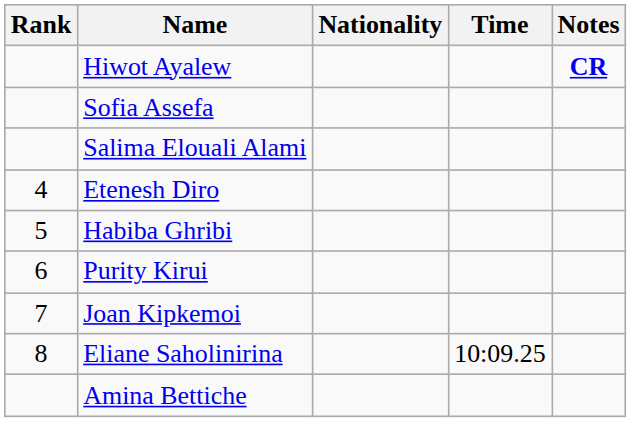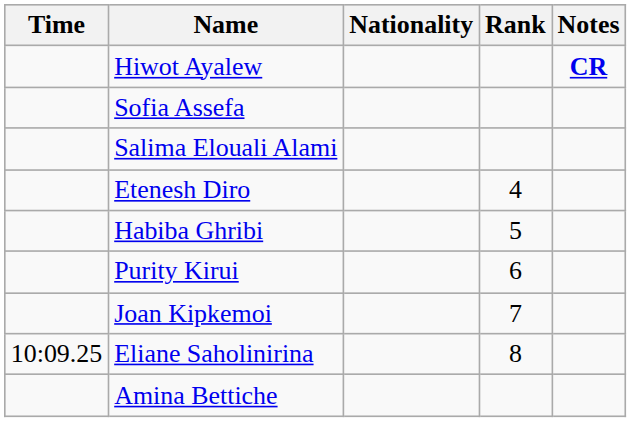columns swapped: (41, 25) <-> (500, 25)
